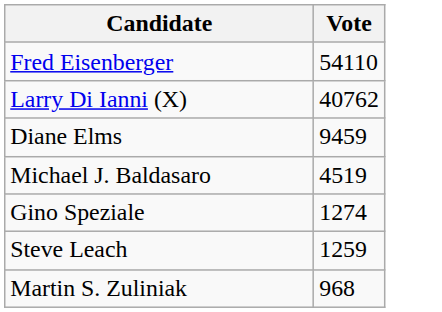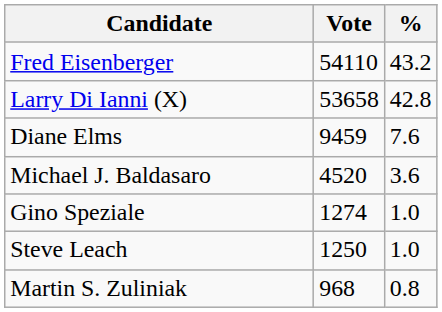+ column: (411, 23)
(349, 99) 40762 -> (349, 99) 53658
(343, 174) 4519 -> (343, 174) 4520
(343, 250) 1259 -> (343, 250) 1250
